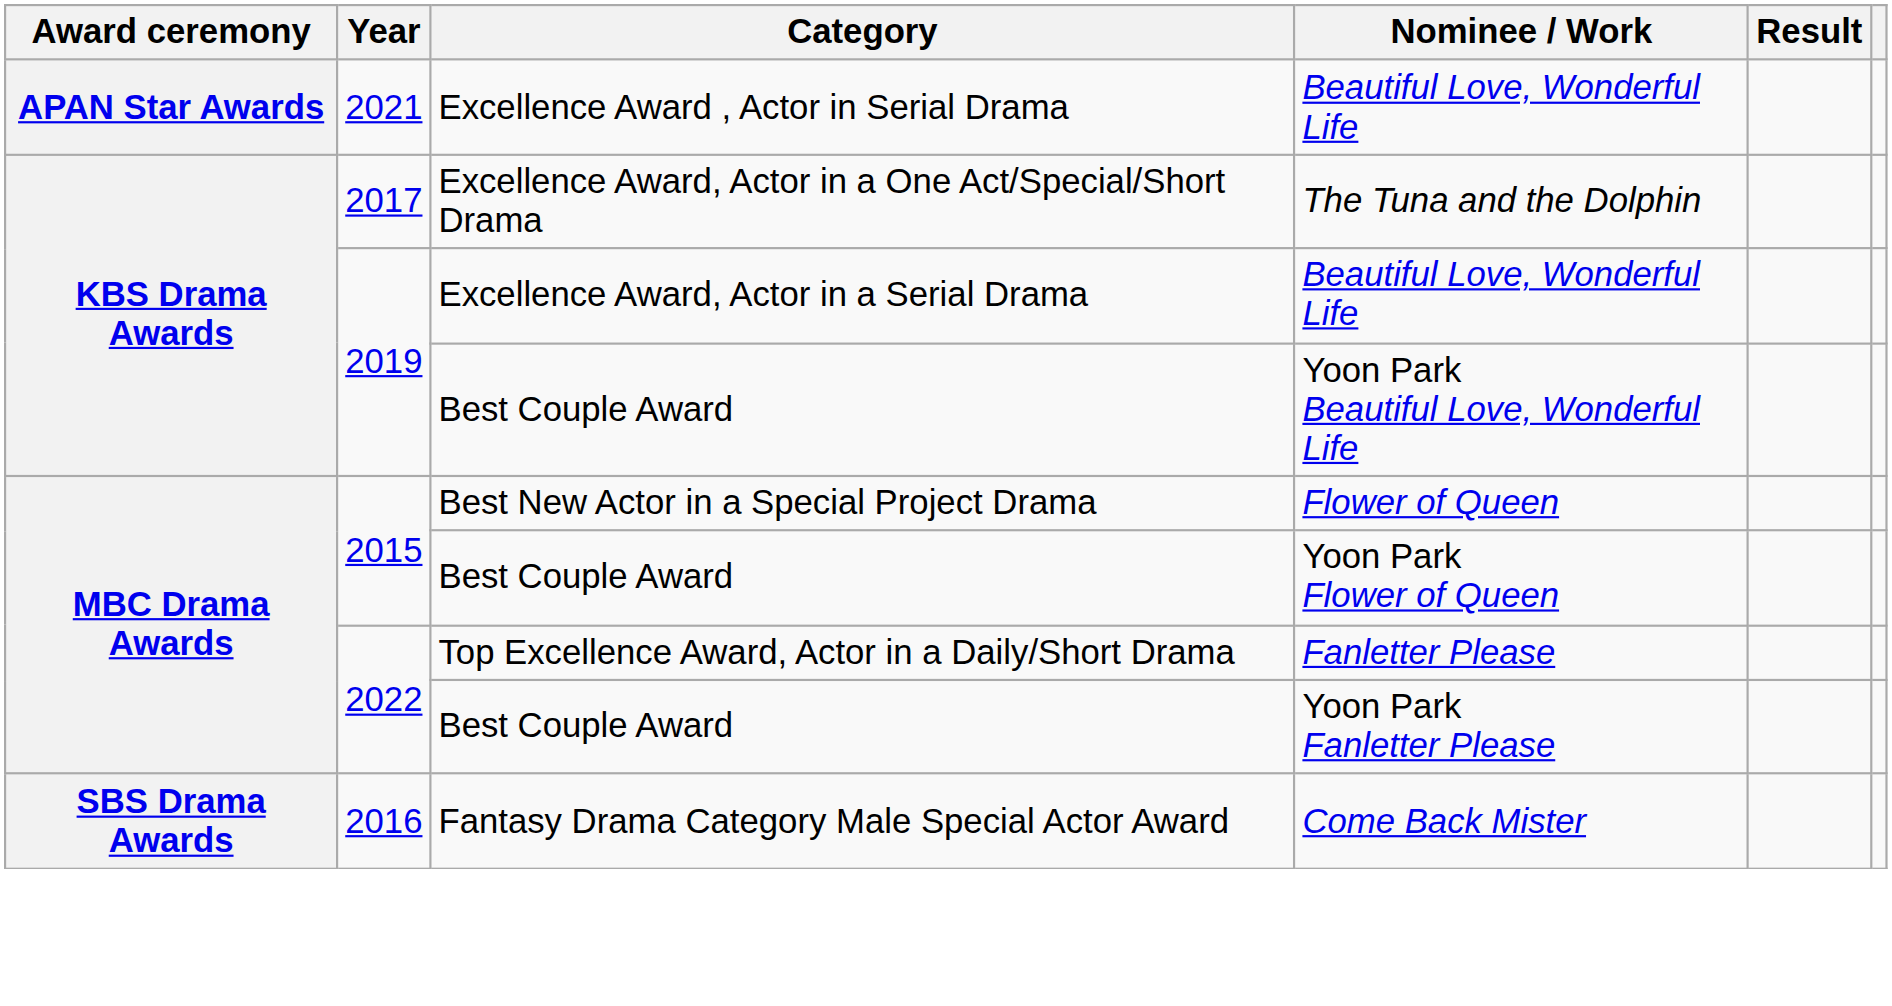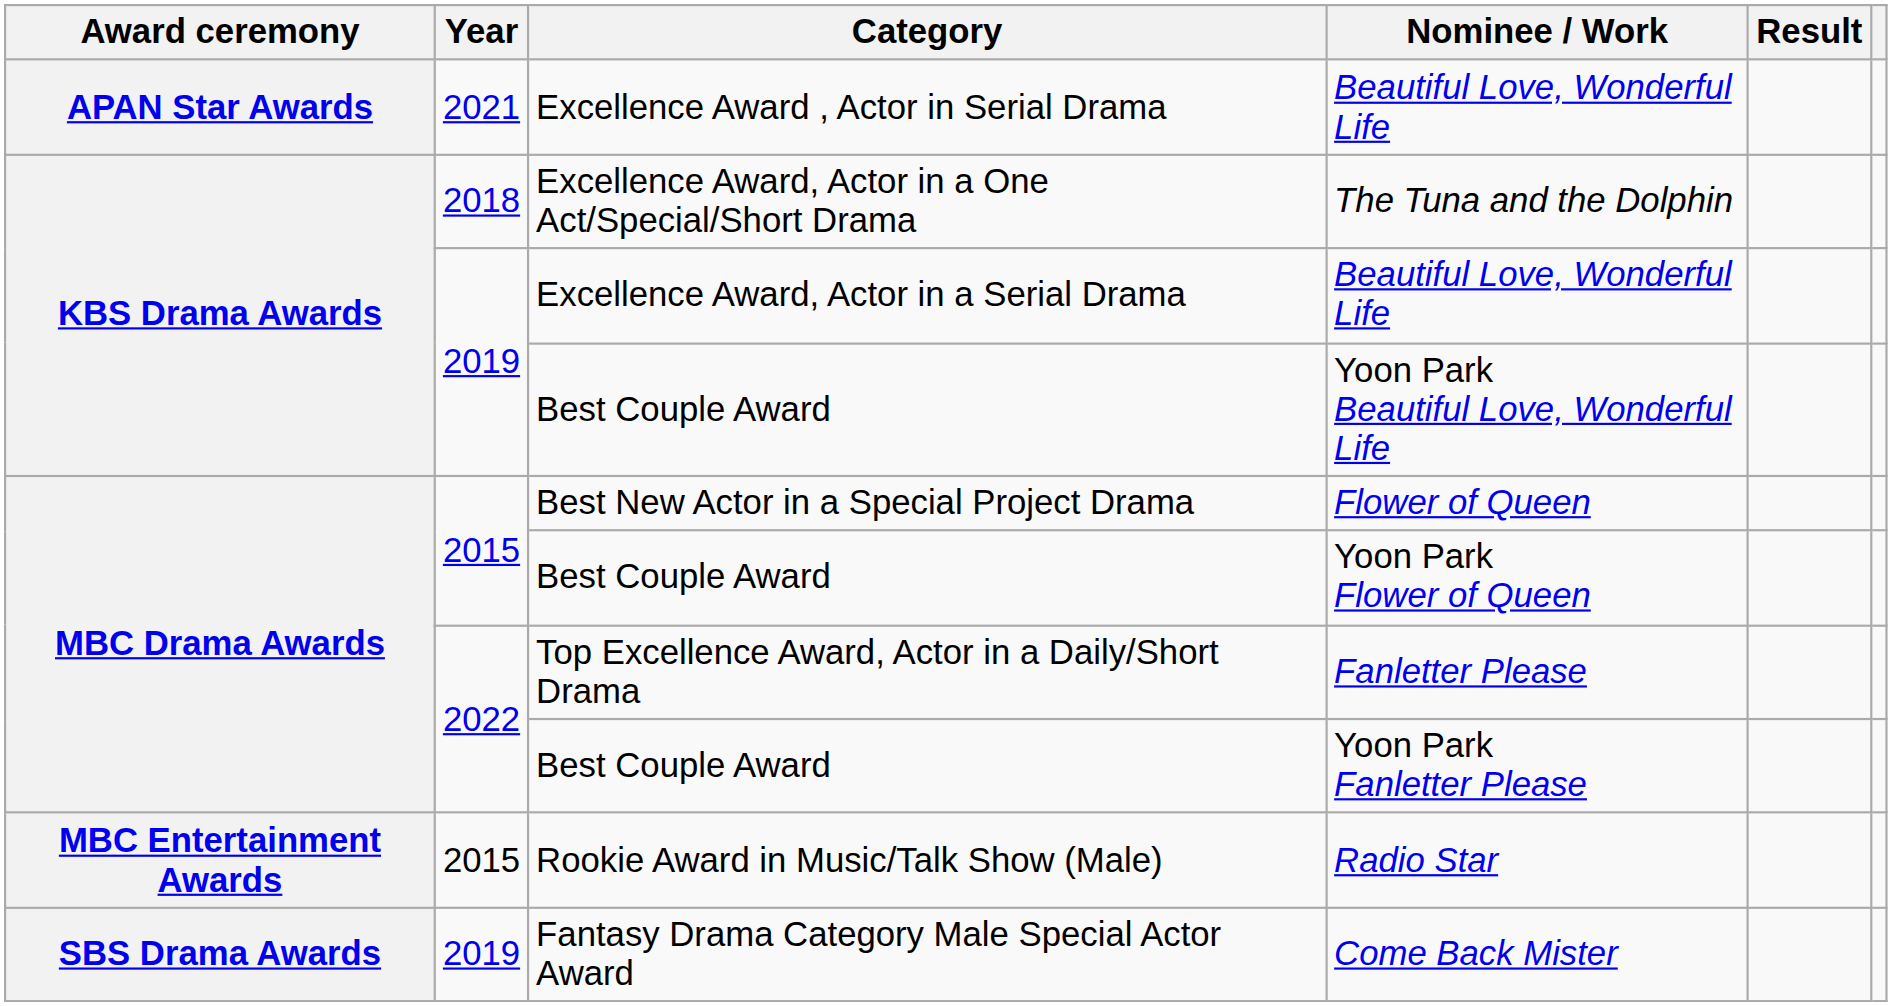(384, 200) 2017 -> (482, 200) 2018
+ row: (849, 859)
(384, 820) 2016 -> (482, 953) 2019
